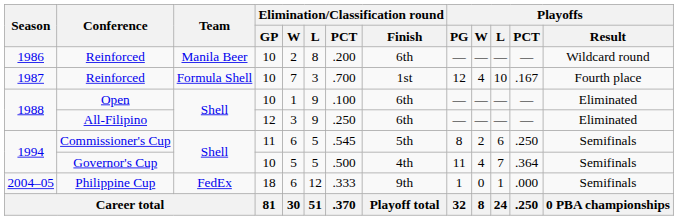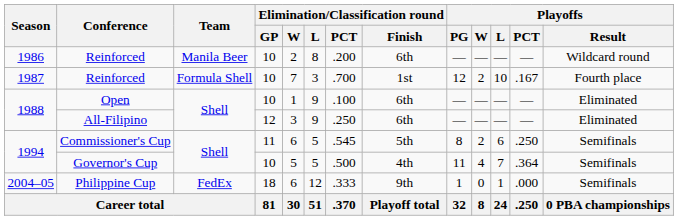(481, 78) 4 -> (481, 78) 2
